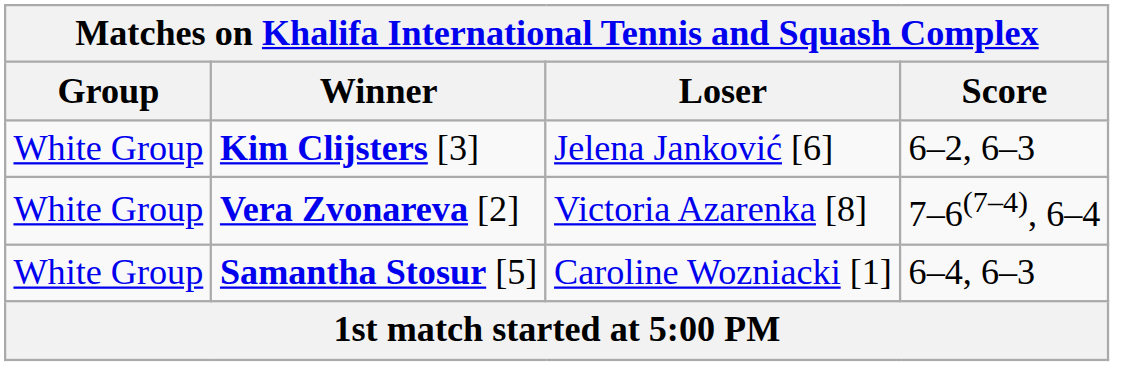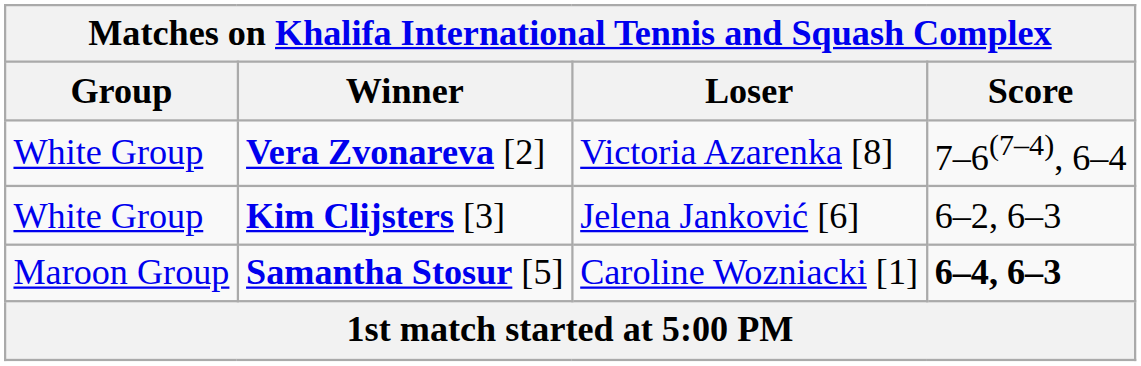rows swapped: (370, 210) <-> (349, 147)
(108, 272) White Group -> (121, 272) Maroon Group
(972, 272) normal -> (998, 272) bold
